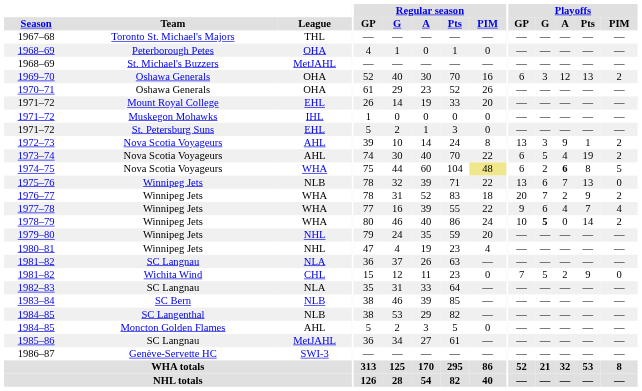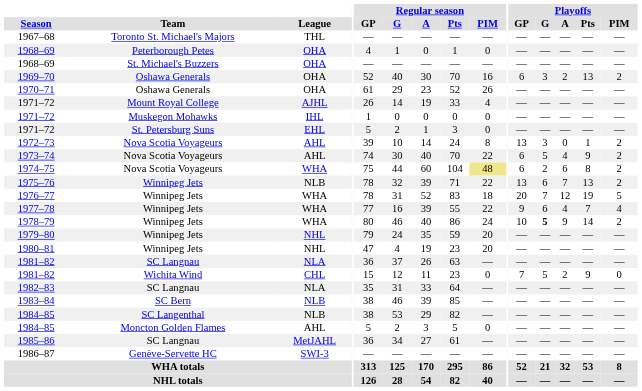(315, 63) MetJAHL -> (315, 63) OHA
(565, 76) 12 -> (565, 76) 2
(315, 103) EHL -> (315, 103) AJHL
(488, 103) 20 -> (488, 103) 4
(565, 142) 9 -> (565, 142) 0
(588, 155) 19 -> (588, 155) 9
(565, 169) bold -> (565, 169) normal
(619, 169) 5 -> (619, 169) 2
(619, 182) 0 -> (619, 182) 2
(565, 195) 2 -> (565, 195) 12
(588, 195) 9 -> (588, 195) 19
(619, 195) 2 -> (619, 195) 5
(565, 221) 0 -> (565, 221) 9
(488, 248) 4 -> (488, 248) 20
